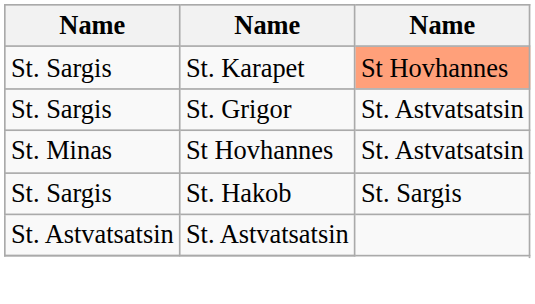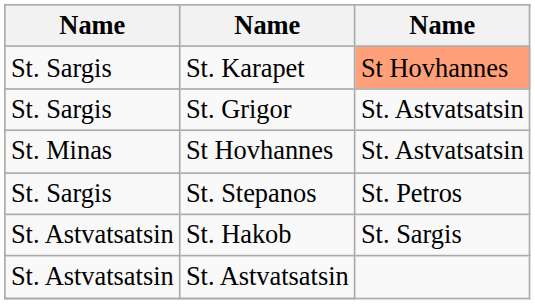+ row: (251, 192)
(61, 192) St. Sargis -> (92, 234) St. Astvatsatsin
